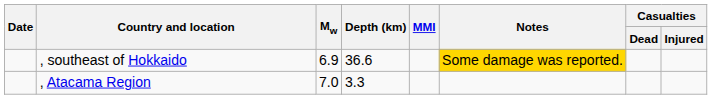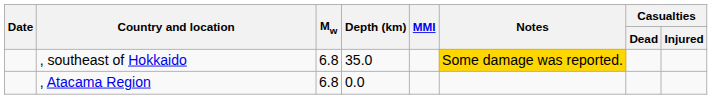(329, 60) 6.9 -> (329, 60) 6.8
(359, 60) 36.6 -> (359, 60) 35.0
(329, 82) 7.0 -> (329, 82) 6.8
(355, 82) 3.3 -> (355, 82) 0.0
